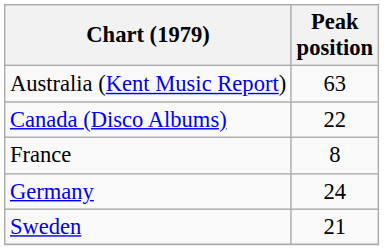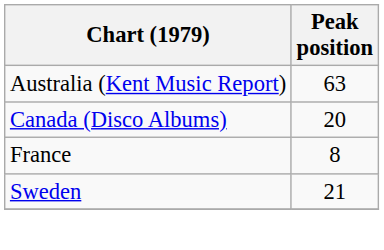(335, 119) 22 -> (335, 119) 20
- row: (52, 190)
